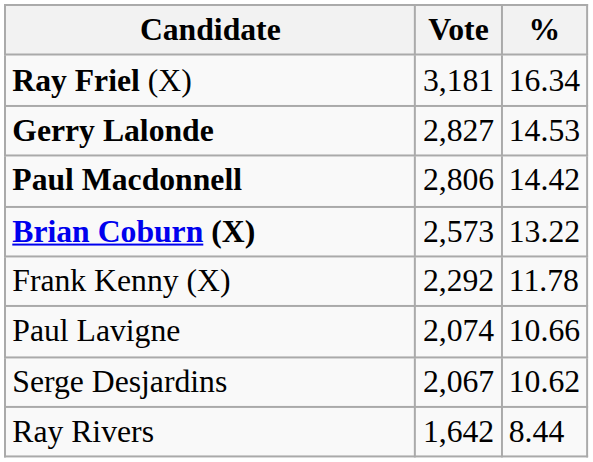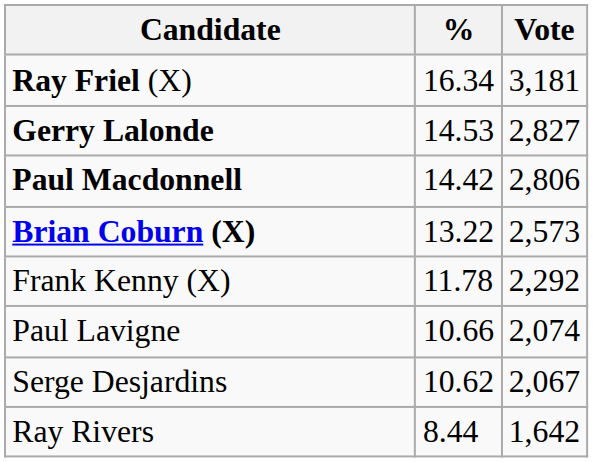columns swapped: (459, 29) <-> (544, 29)
